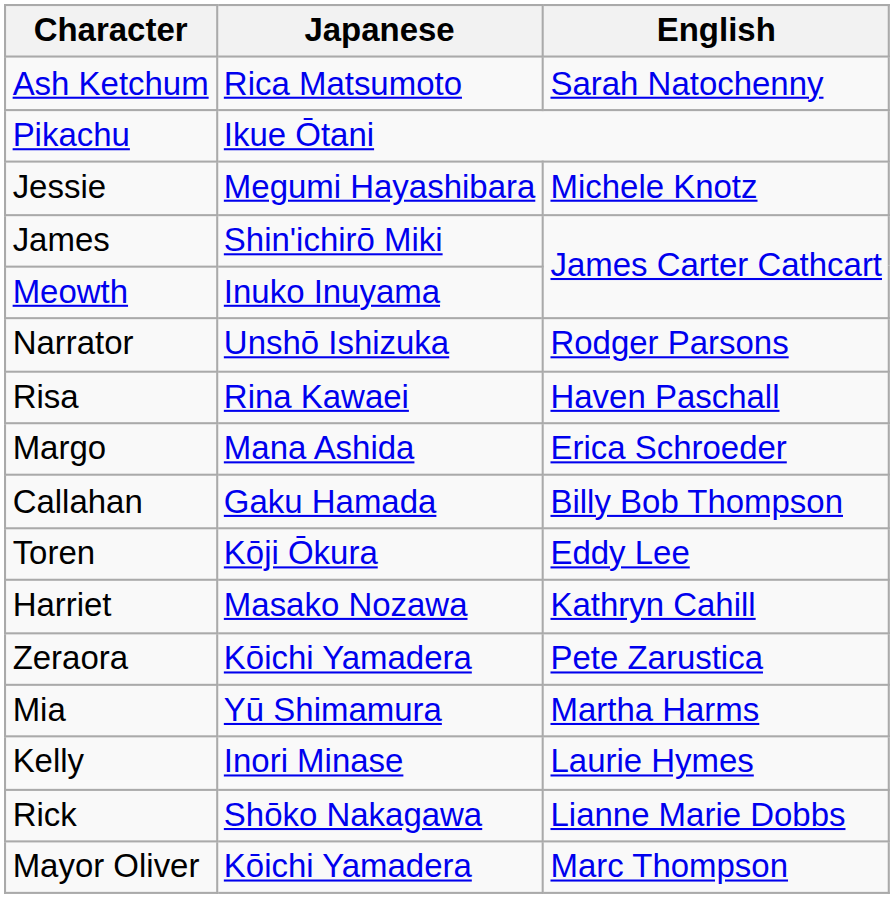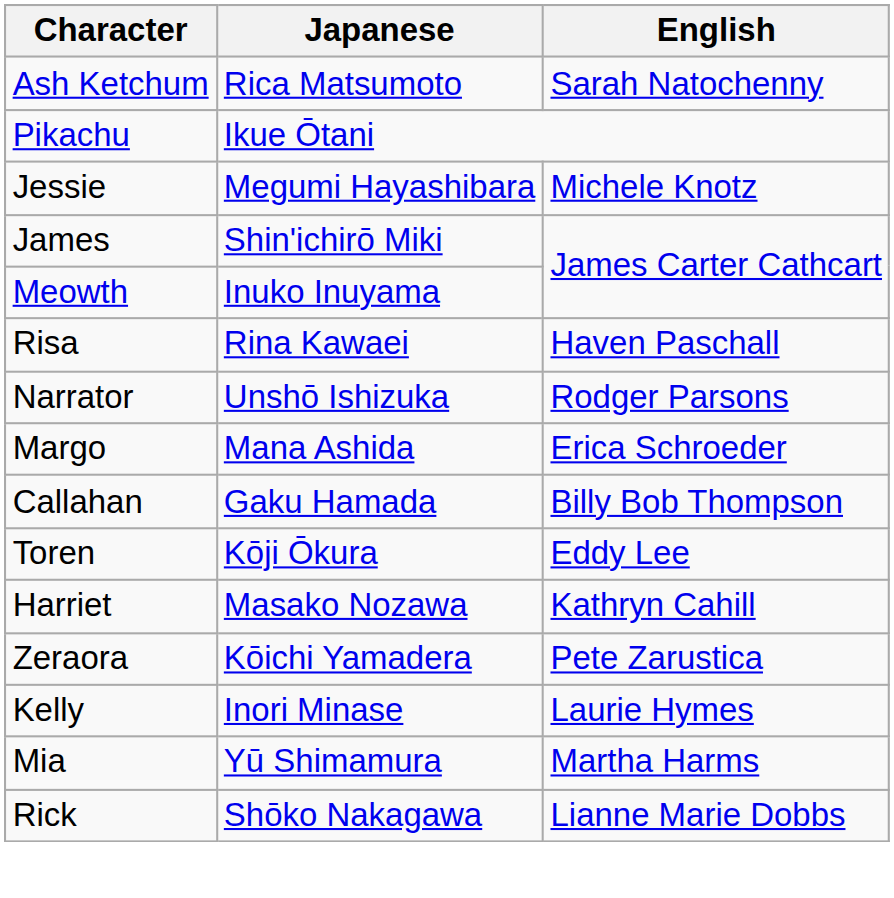rows swapped: (73, 344) <-> (46, 396)
rows swapped: (48, 762) <-> (39, 710)
- row: (106, 866)
